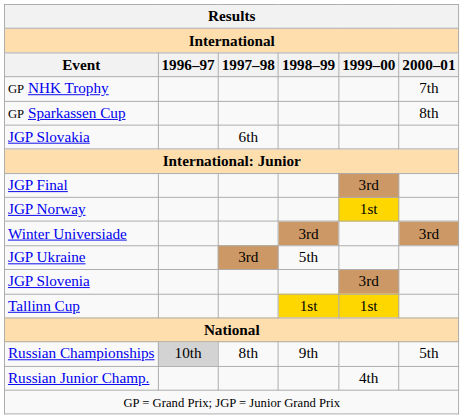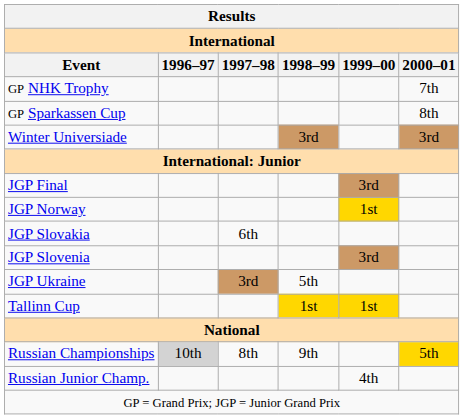rows swapped: (67, 233) <-> (49, 137)
rows swapped: (49, 281) <-> (47, 257)
(429, 354) no background -> (429, 354) gold background
